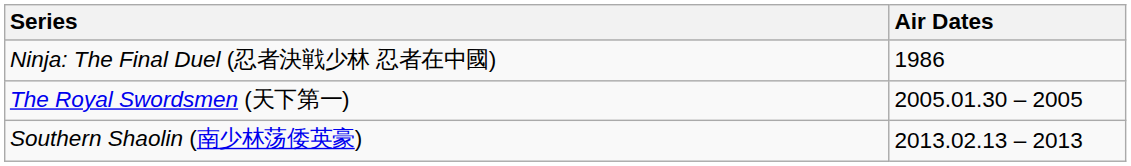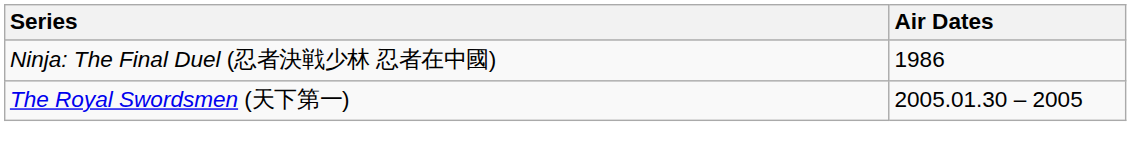- row: (186, 139)
